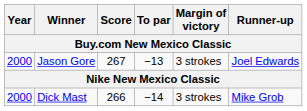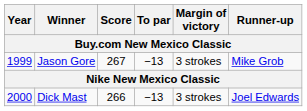(19, 62) 2000 -> (19, 62) 1999
(265, 62) Joel Edwards -> (257, 62) Mike Grob
(154, 97) −14 -> (154, 97) −13
(257, 97) Mike Grob -> (265, 97) Joel Edwards
